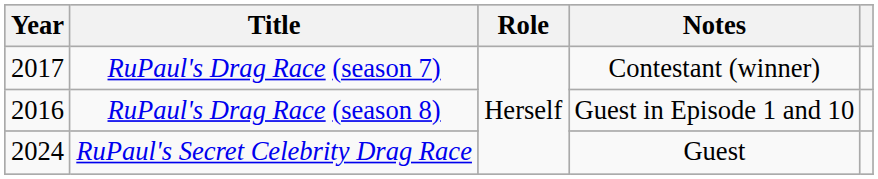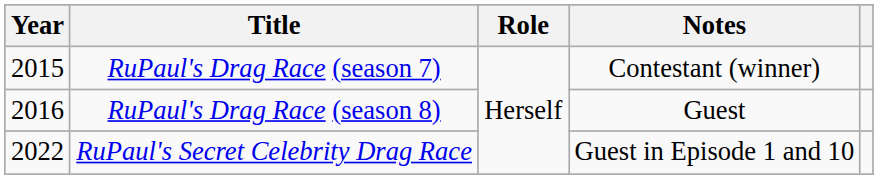(38, 67) 2017 -> (38, 67) 2015
(714, 109) Guest in Episode 1 and 10 -> (714, 109) Guest
(38, 151) 2024 -> (38, 151) 2022
(714, 151) Guest -> (714, 151) Guest in Episode 1 and 10
